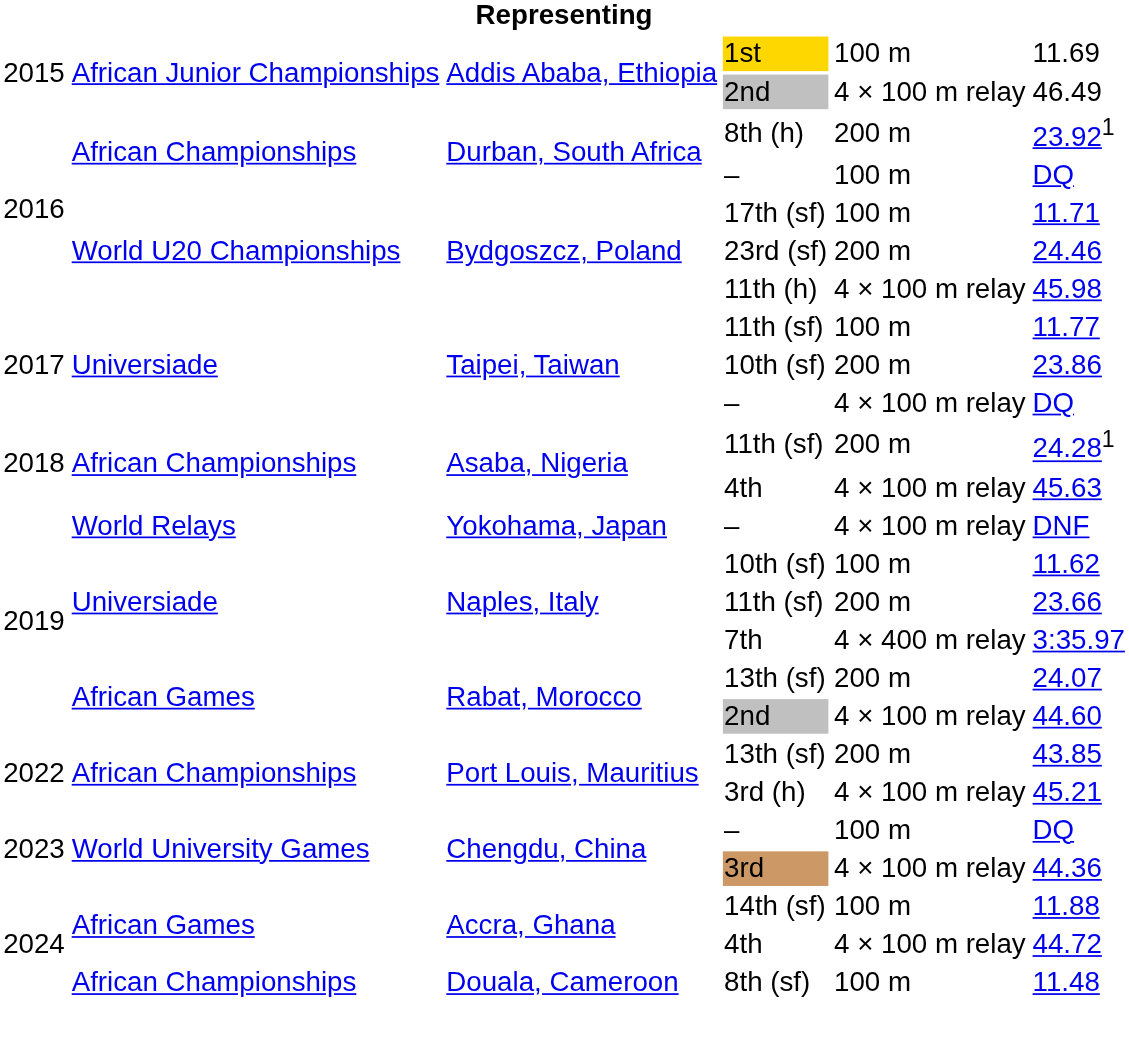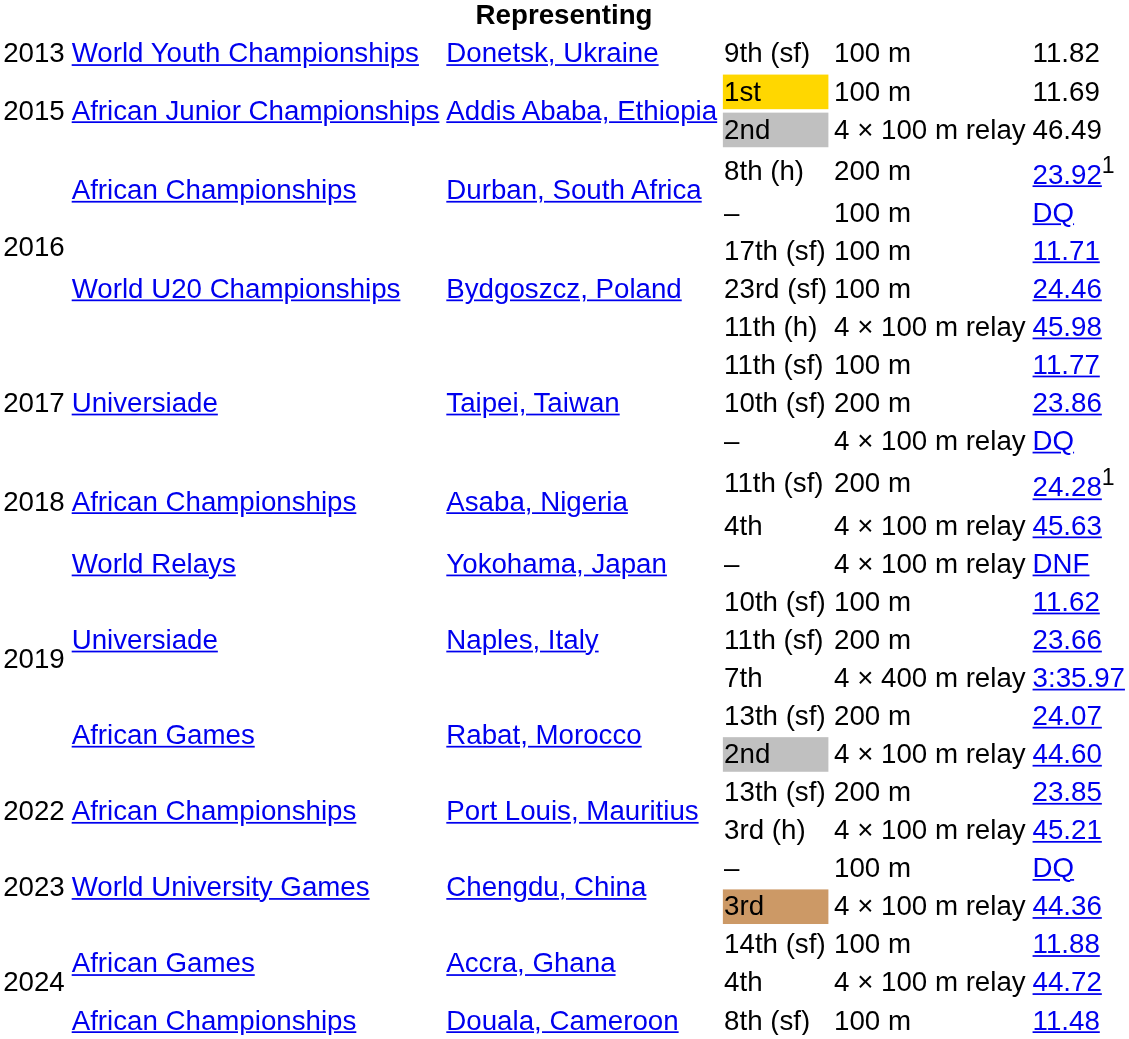+ row: (552, 53)
(873, 251) 200 m -> (873, 289) 100 m
(1067, 753) 43.85 -> (1067, 791) 23.85
